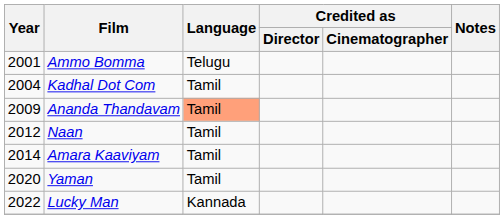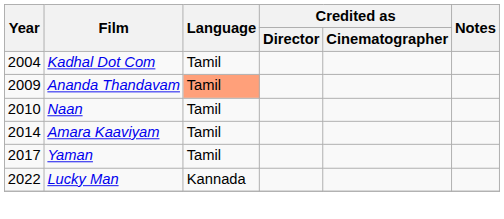- row: (96, 62)
(24, 132) 2012 -> (24, 109) 2010
(24, 179) 2020 -> (24, 156) 2017
